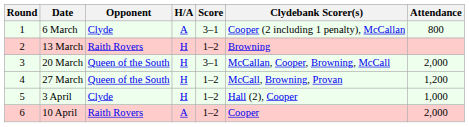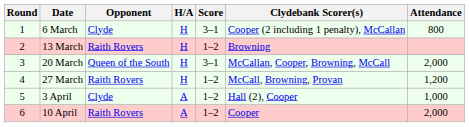(184, 29) A -> (184, 29) H
(129, 79) Queen of the South -> (116, 79) Raith Rovers
(184, 96) H -> (184, 96) A
